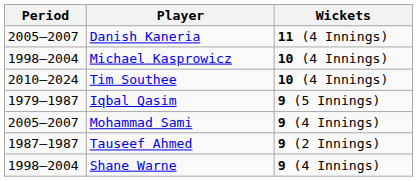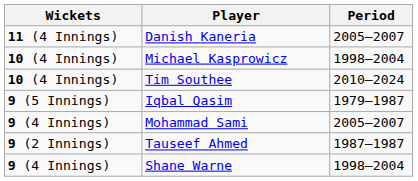columns swapped: (343, 15) <-> (46, 15)
